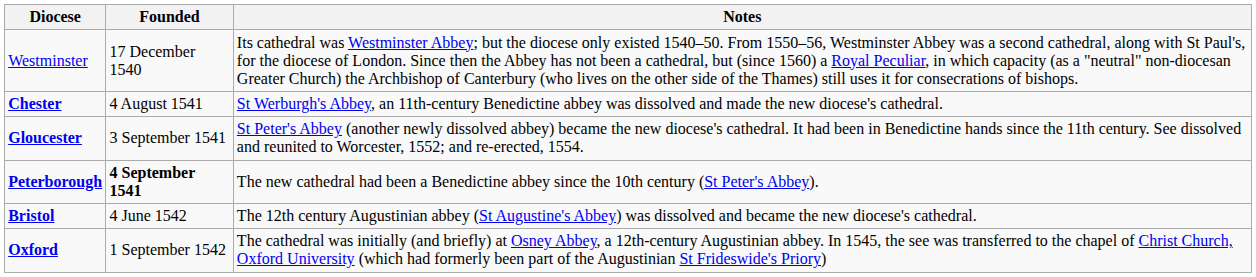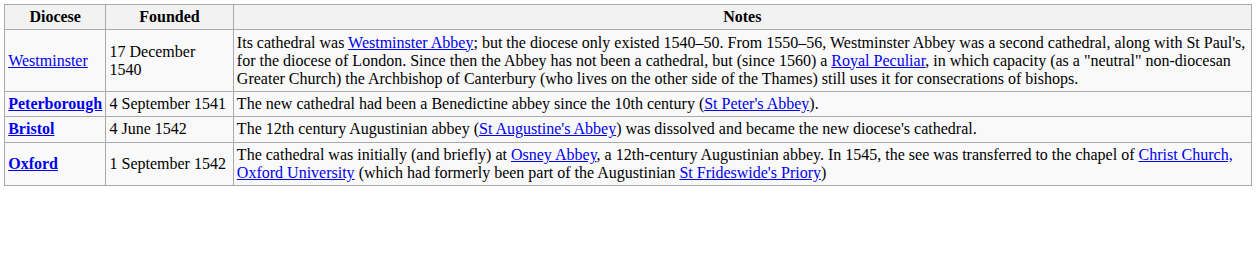- row: (35, 103)
- row: (45, 138)
(152, 181) bold -> (168, 103) normal
